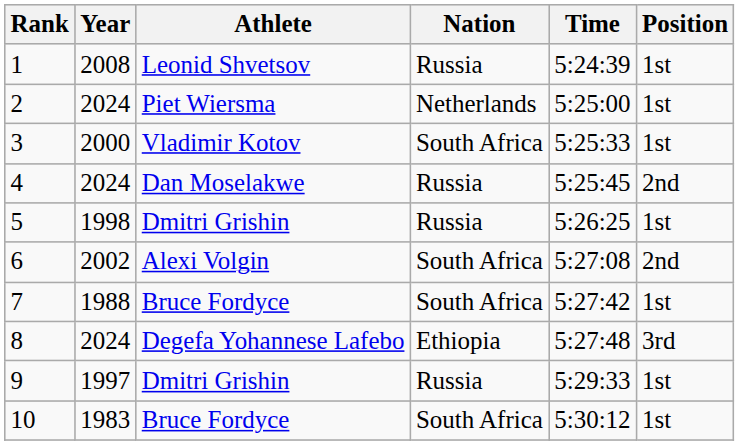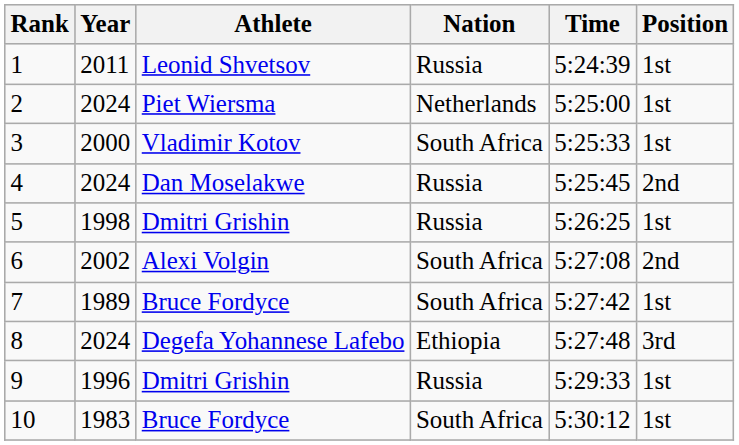(105, 63) 2008 -> (105, 63) 2011
(105, 301) 1988 -> (105, 301) 1989
(105, 380) 1997 -> (105, 380) 1996
